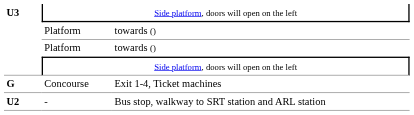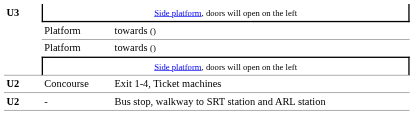(11, 84) G -> (13, 84) U2
